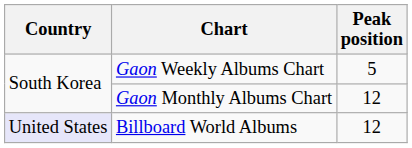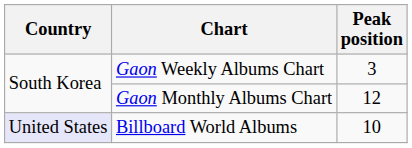(372, 68) 5 -> (372, 68) 3
(372, 127) 12 -> (372, 127) 10
